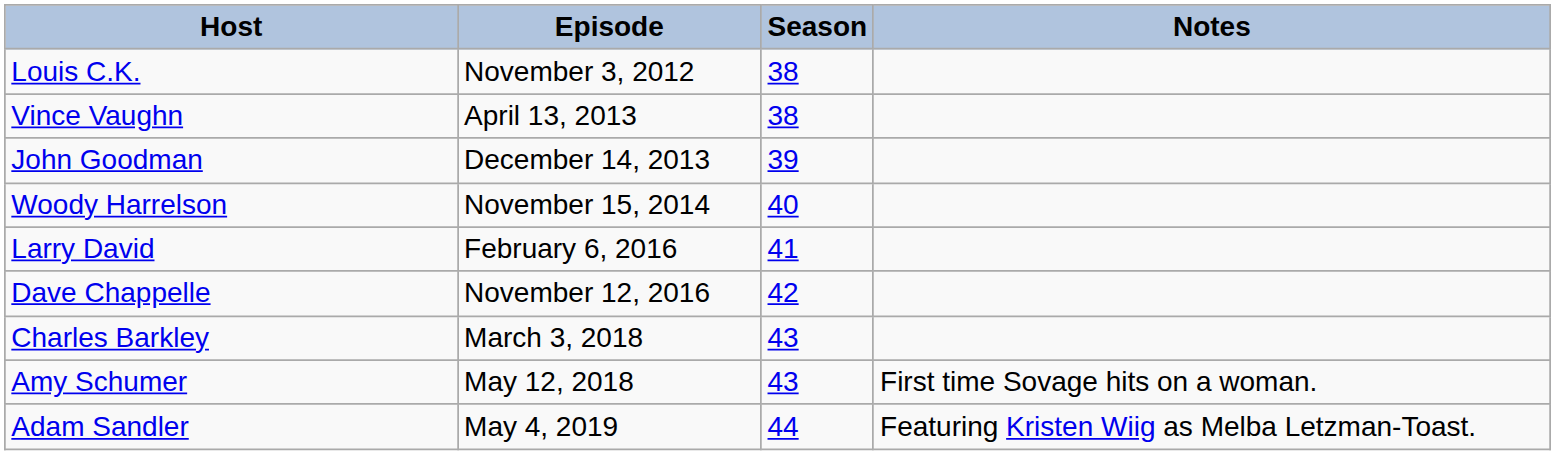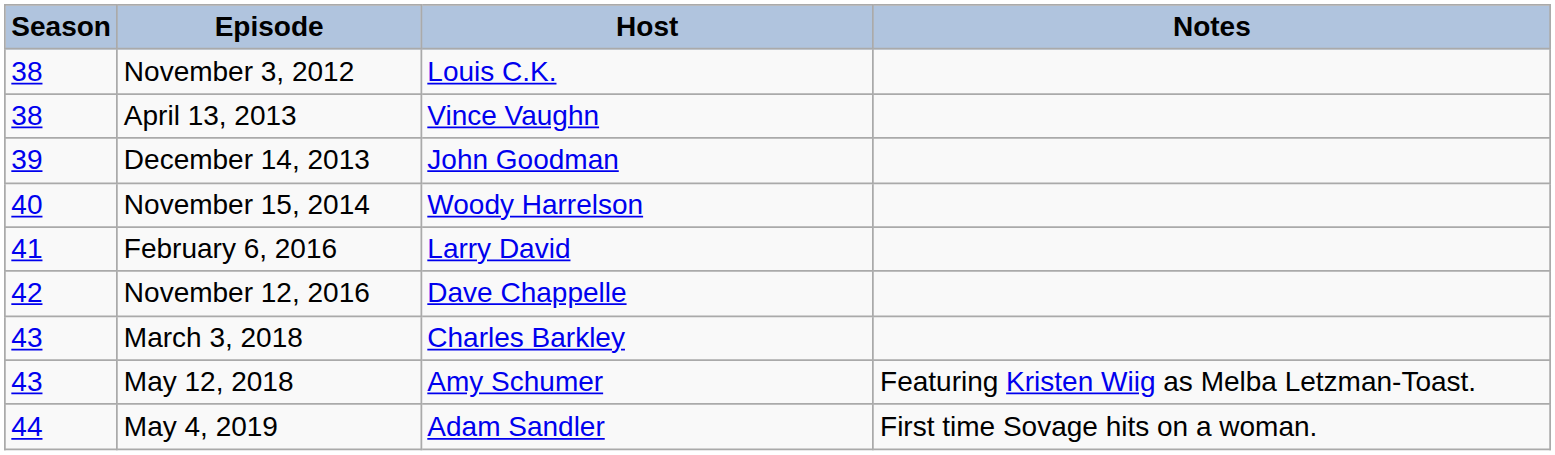columns swapped: (817, 26) <-> (231, 26)
(1099, 381) First time Sovage hits on a woman. -> (1178, 381) Featuring Kristen Wiig as Melba Letzman-Toast.
(1178, 426) Featuring Kristen Wiig as Melba Letzman-Toast. -> (1099, 426) First time Sovage hits on a woman.
